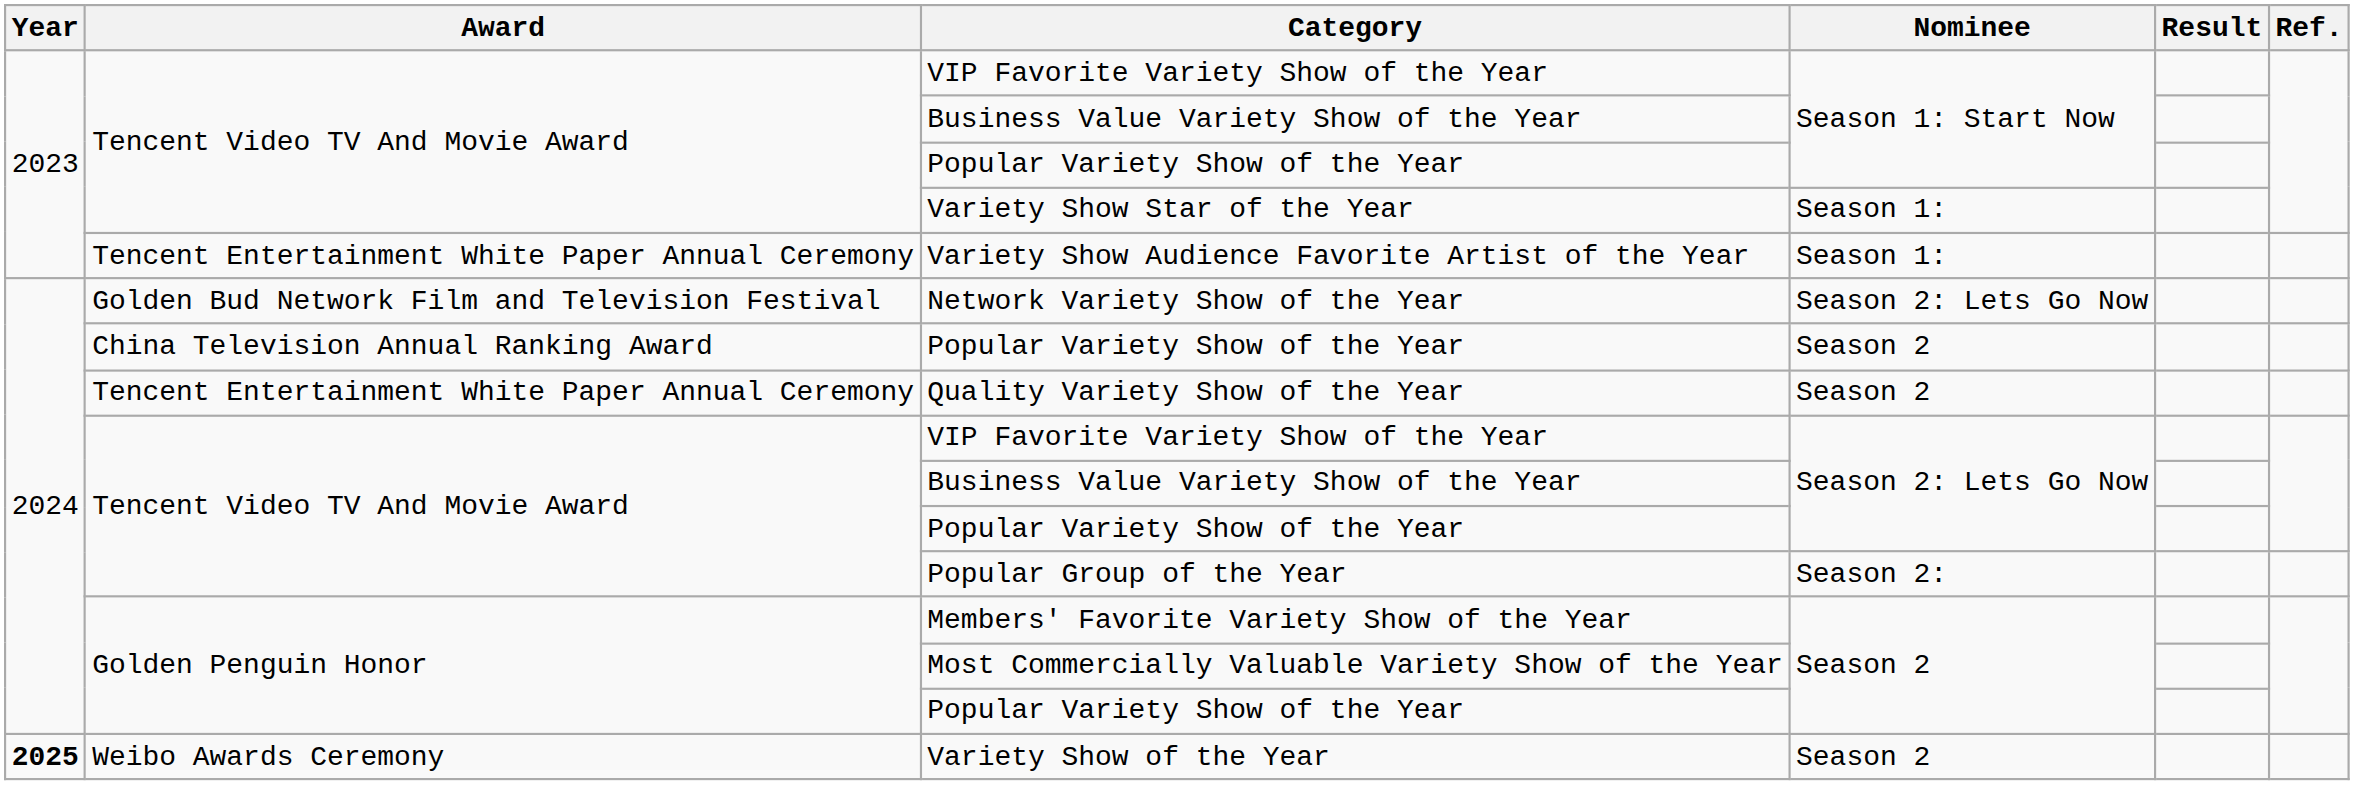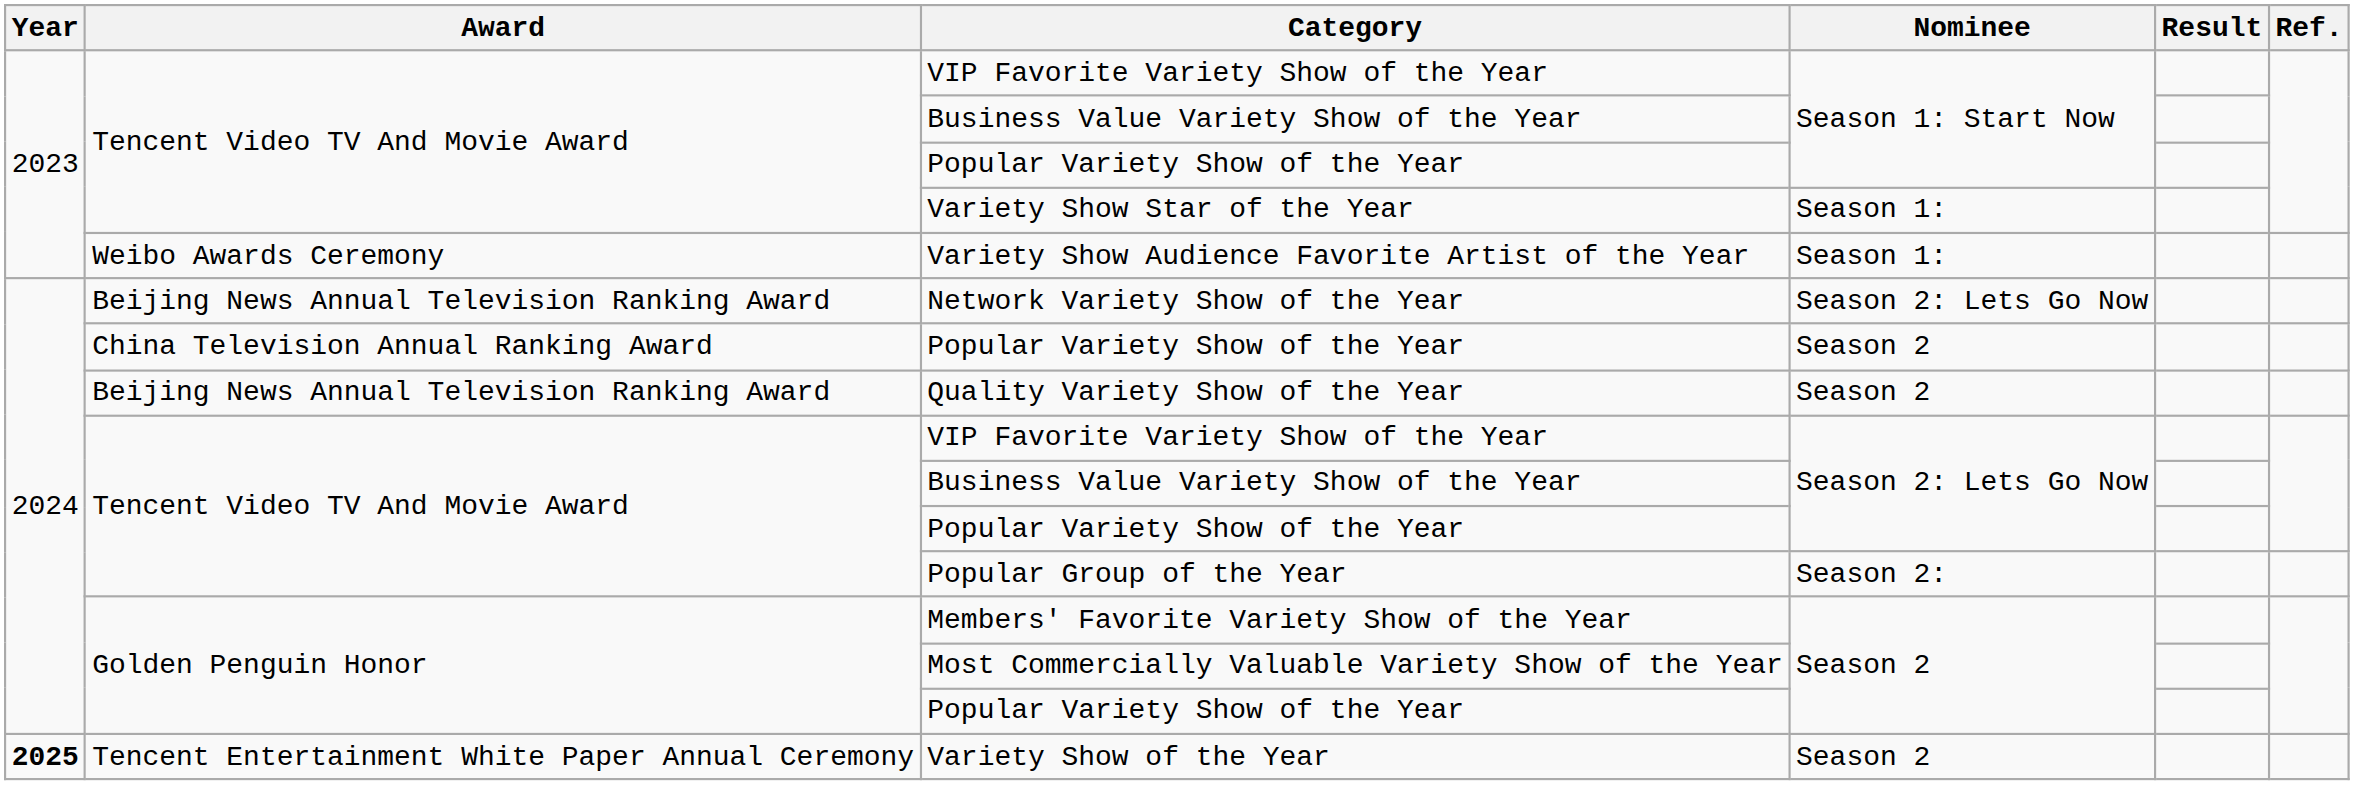(503, 256) Tencent Entertainment White Paper Annual Ceremony -> (268, 256) Weibo Awards Ceremony
(486, 301) Golden Bud Network Film and Television Festival -> (461, 301) Beijing News Annual Television Ranking Award
(503, 392) Tencent Entertainment White Paper Annual Ceremony -> (461, 392) Beijing News Annual Television Ranking Award
(268, 757) Weibo Awards Ceremony -> (503, 757) Tencent Entertainment White Paper Annual Ceremony
